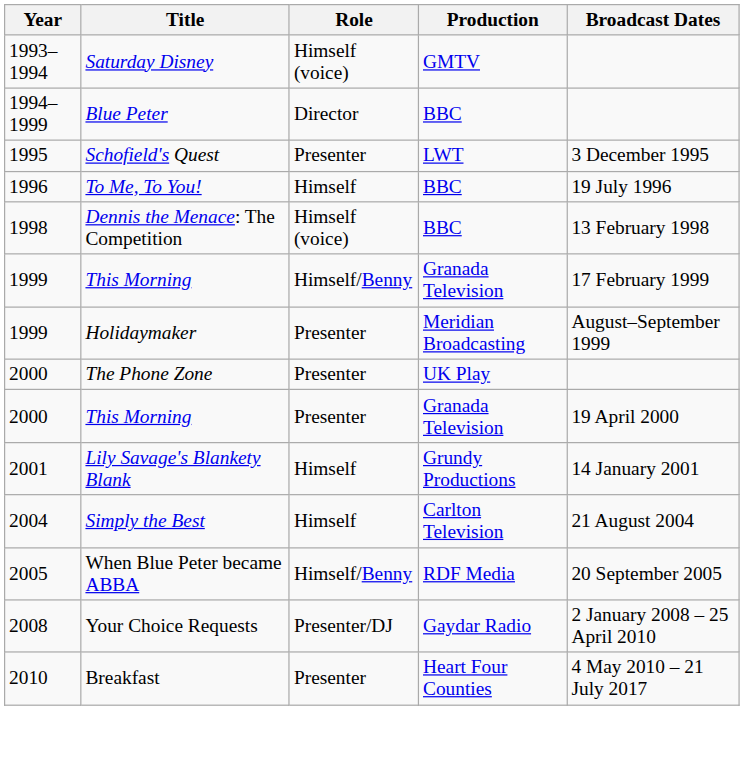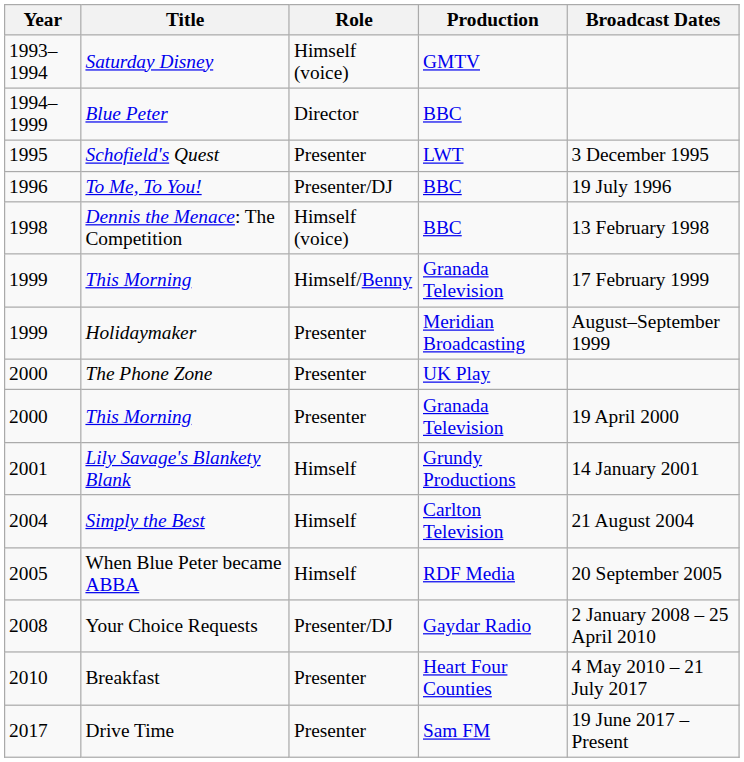(325, 186) Himself -> (343, 186) Presenter/DJ
(353, 573) Himself/Benny -> (325, 573) Himself
+ row: (28, 730)
